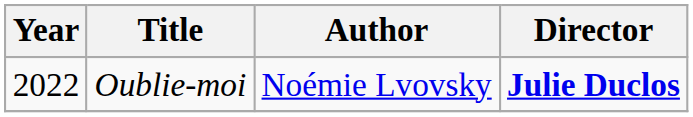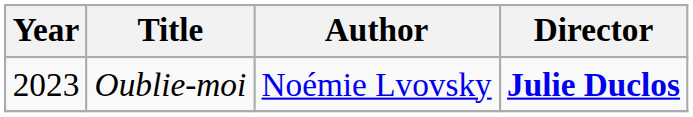(46, 83) 2022 -> (46, 83) 2023
